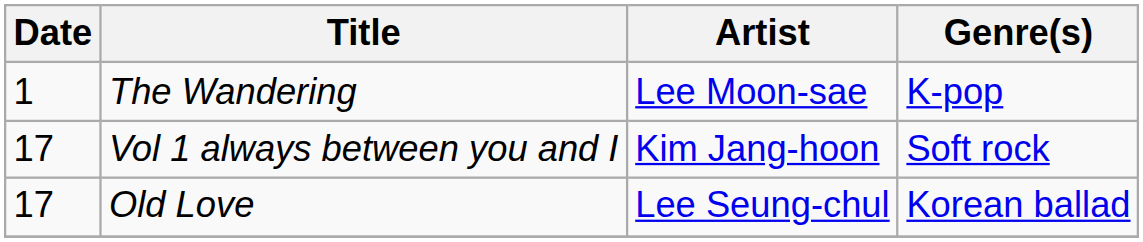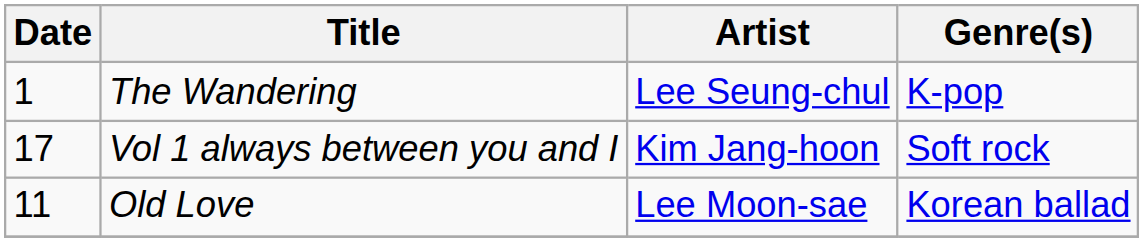(751, 90) Lee Moon-sae -> (762, 90) Lee Seung-chul
(34, 206) 17 -> (32, 206) 11
(762, 206) Lee Seung-chul -> (751, 206) Lee Moon-sae
